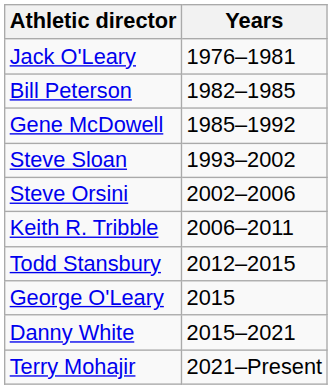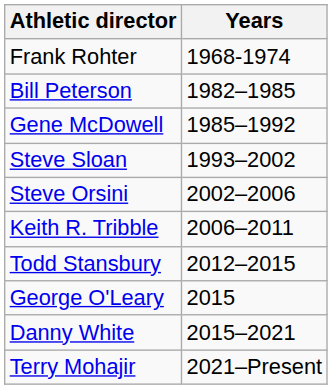+ row: (73, 56)
- row: (73, 56)
